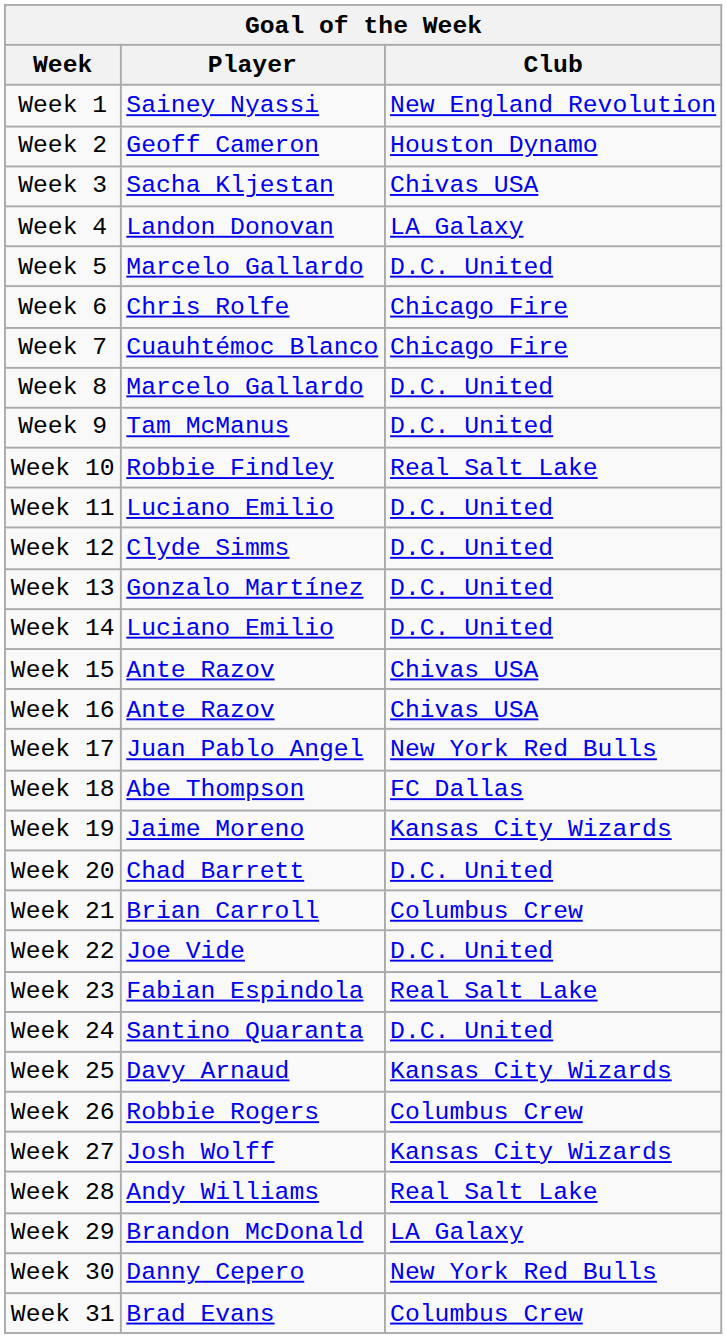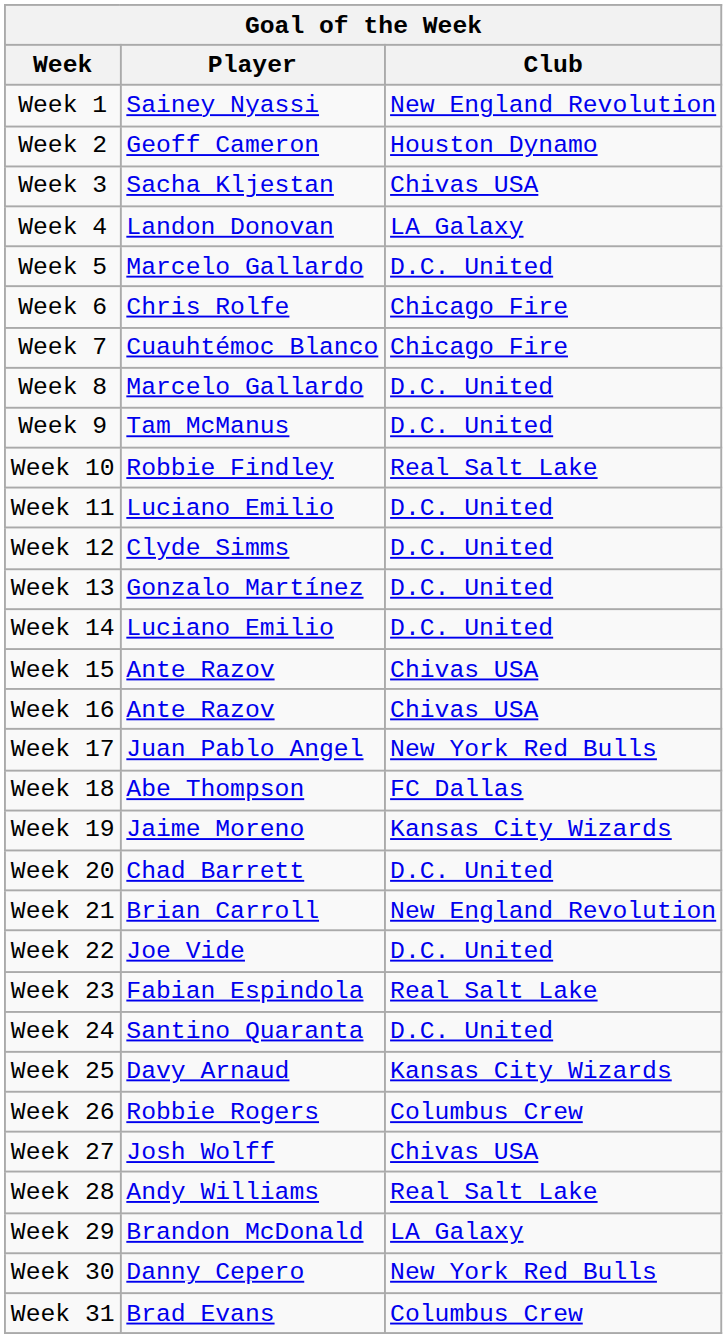(486, 911) Columbus Crew -> (553, 911) New England Revolution
(531, 1152) Kansas City Wizards -> (464, 1152) Chivas USA
